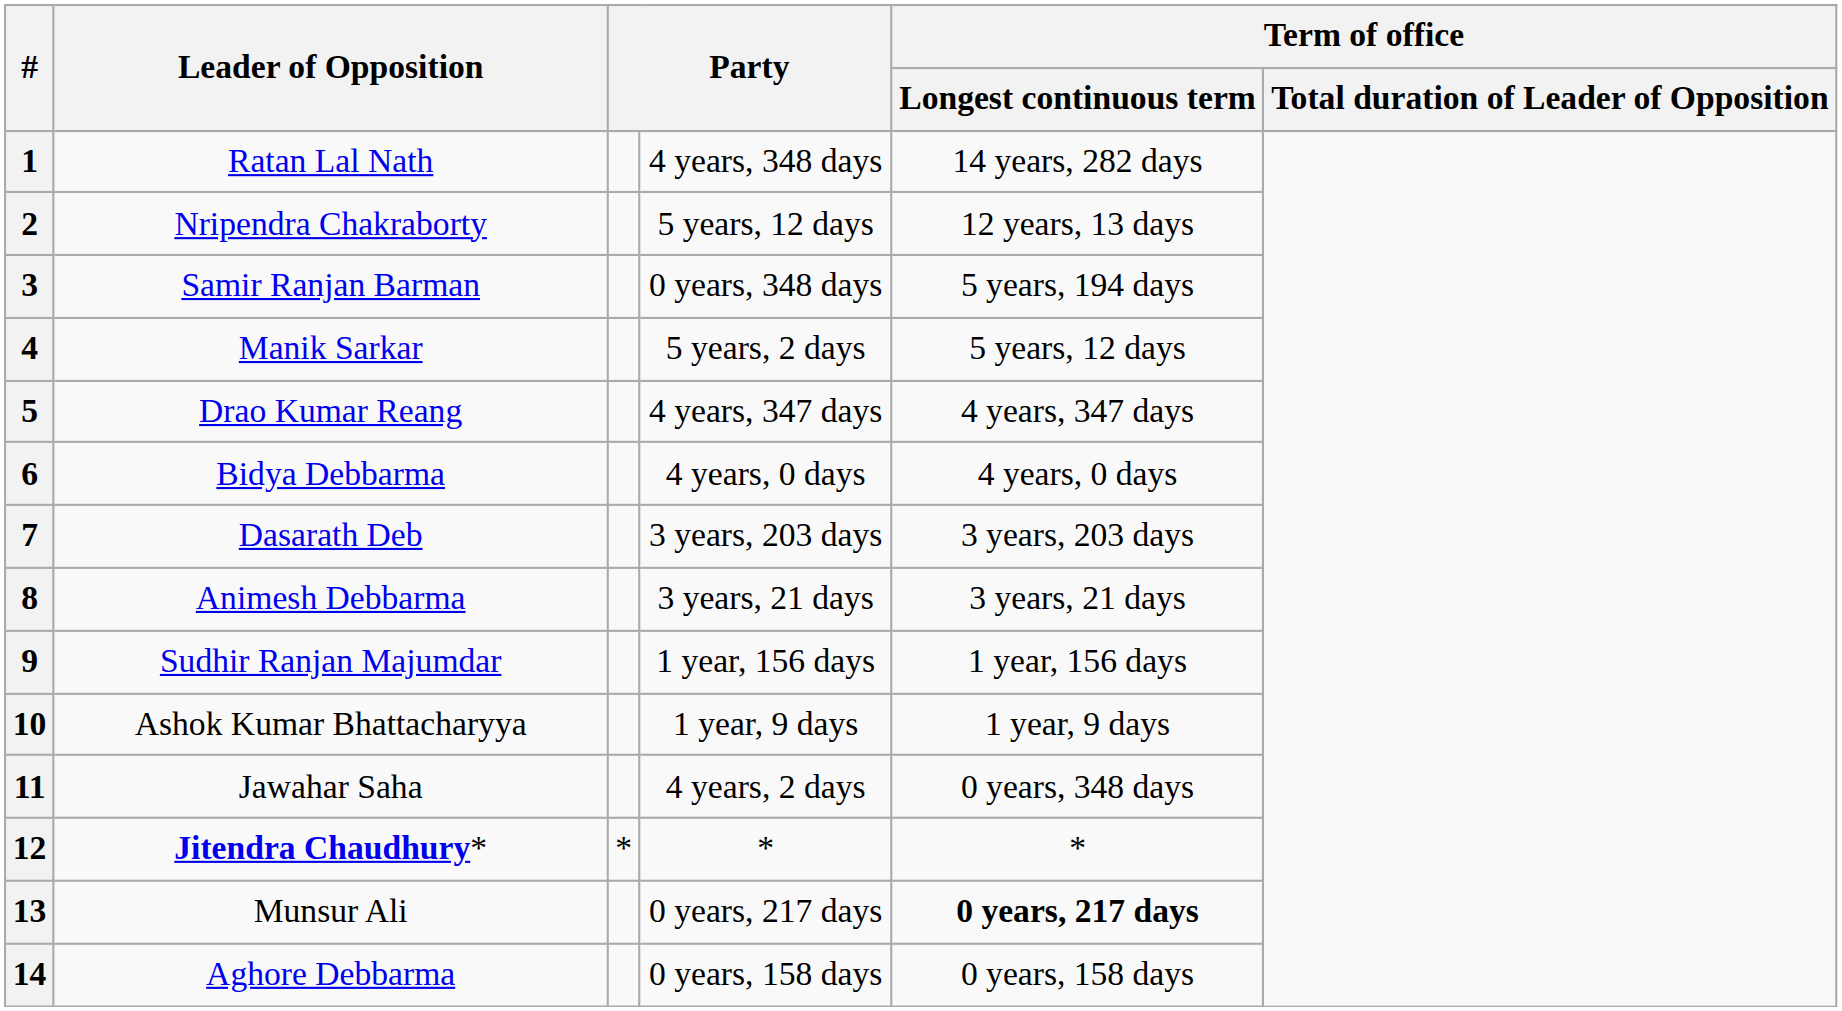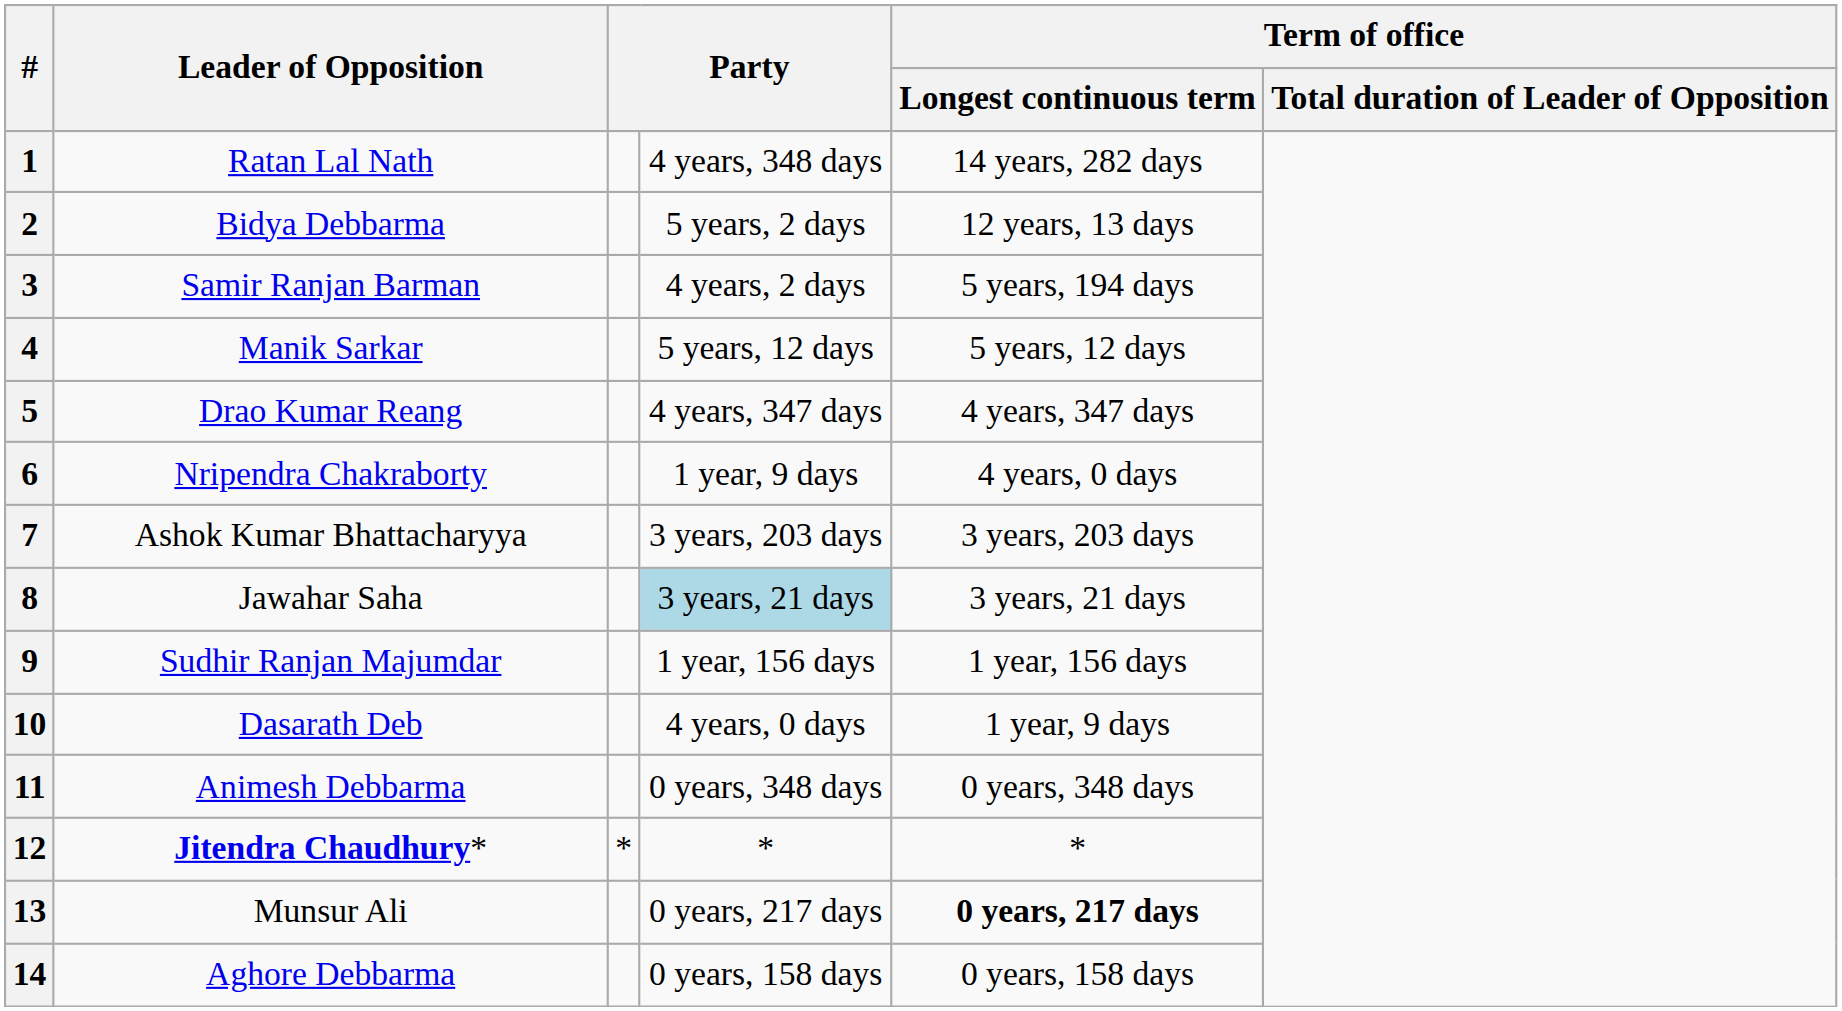(331, 222) Nripendra Chakraborty -> (331, 222) Bidya Debbarma
(766, 222) 5 years, 12 days -> (766, 222) 5 years, 2 days
(766, 285) 0 years, 348 days -> (766, 285) 4 years, 2 days
(766, 348) 5 years, 2 days -> (766, 348) 5 years, 12 days
(331, 473) Bidya Debbarma -> (331, 473) Nripendra Chakraborty
(766, 473) 4 years, 0 days -> (766, 473) 1 year, 9 days
(331, 535) Dasarath Deb -> (331, 535) Ashok Kumar Bhattacharyya
(331, 598) Animesh Debbarma -> (331, 598) Jawahar Saha
(766, 598) no background -> (766, 598) lightblue background
(331, 723) Ashok Kumar Bhattacharyya -> (331, 723) Dasarath Deb
(766, 723) 1 year, 9 days -> (766, 723) 4 years, 0 days
(331, 785) Jawahar Saha -> (331, 785) Animesh Debbarma
(766, 785) 4 years, 2 days -> (766, 785) 0 years, 348 days
